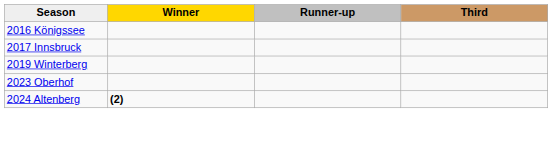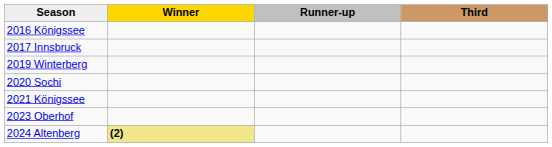+ row: (34, 82)
+ row: (46, 99)
(117, 99) no background -> (117, 133) khaki background
